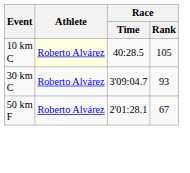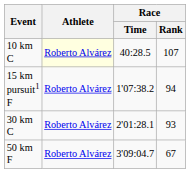(164, 53) 105 -> (171, 53) 107
+ row: (23, 89)
(128, 82) 3'09:04.7 -> (135, 125) 2'01:28.1
(128, 110) 2'01:28.1 -> (135, 154) 3'09:04.7
